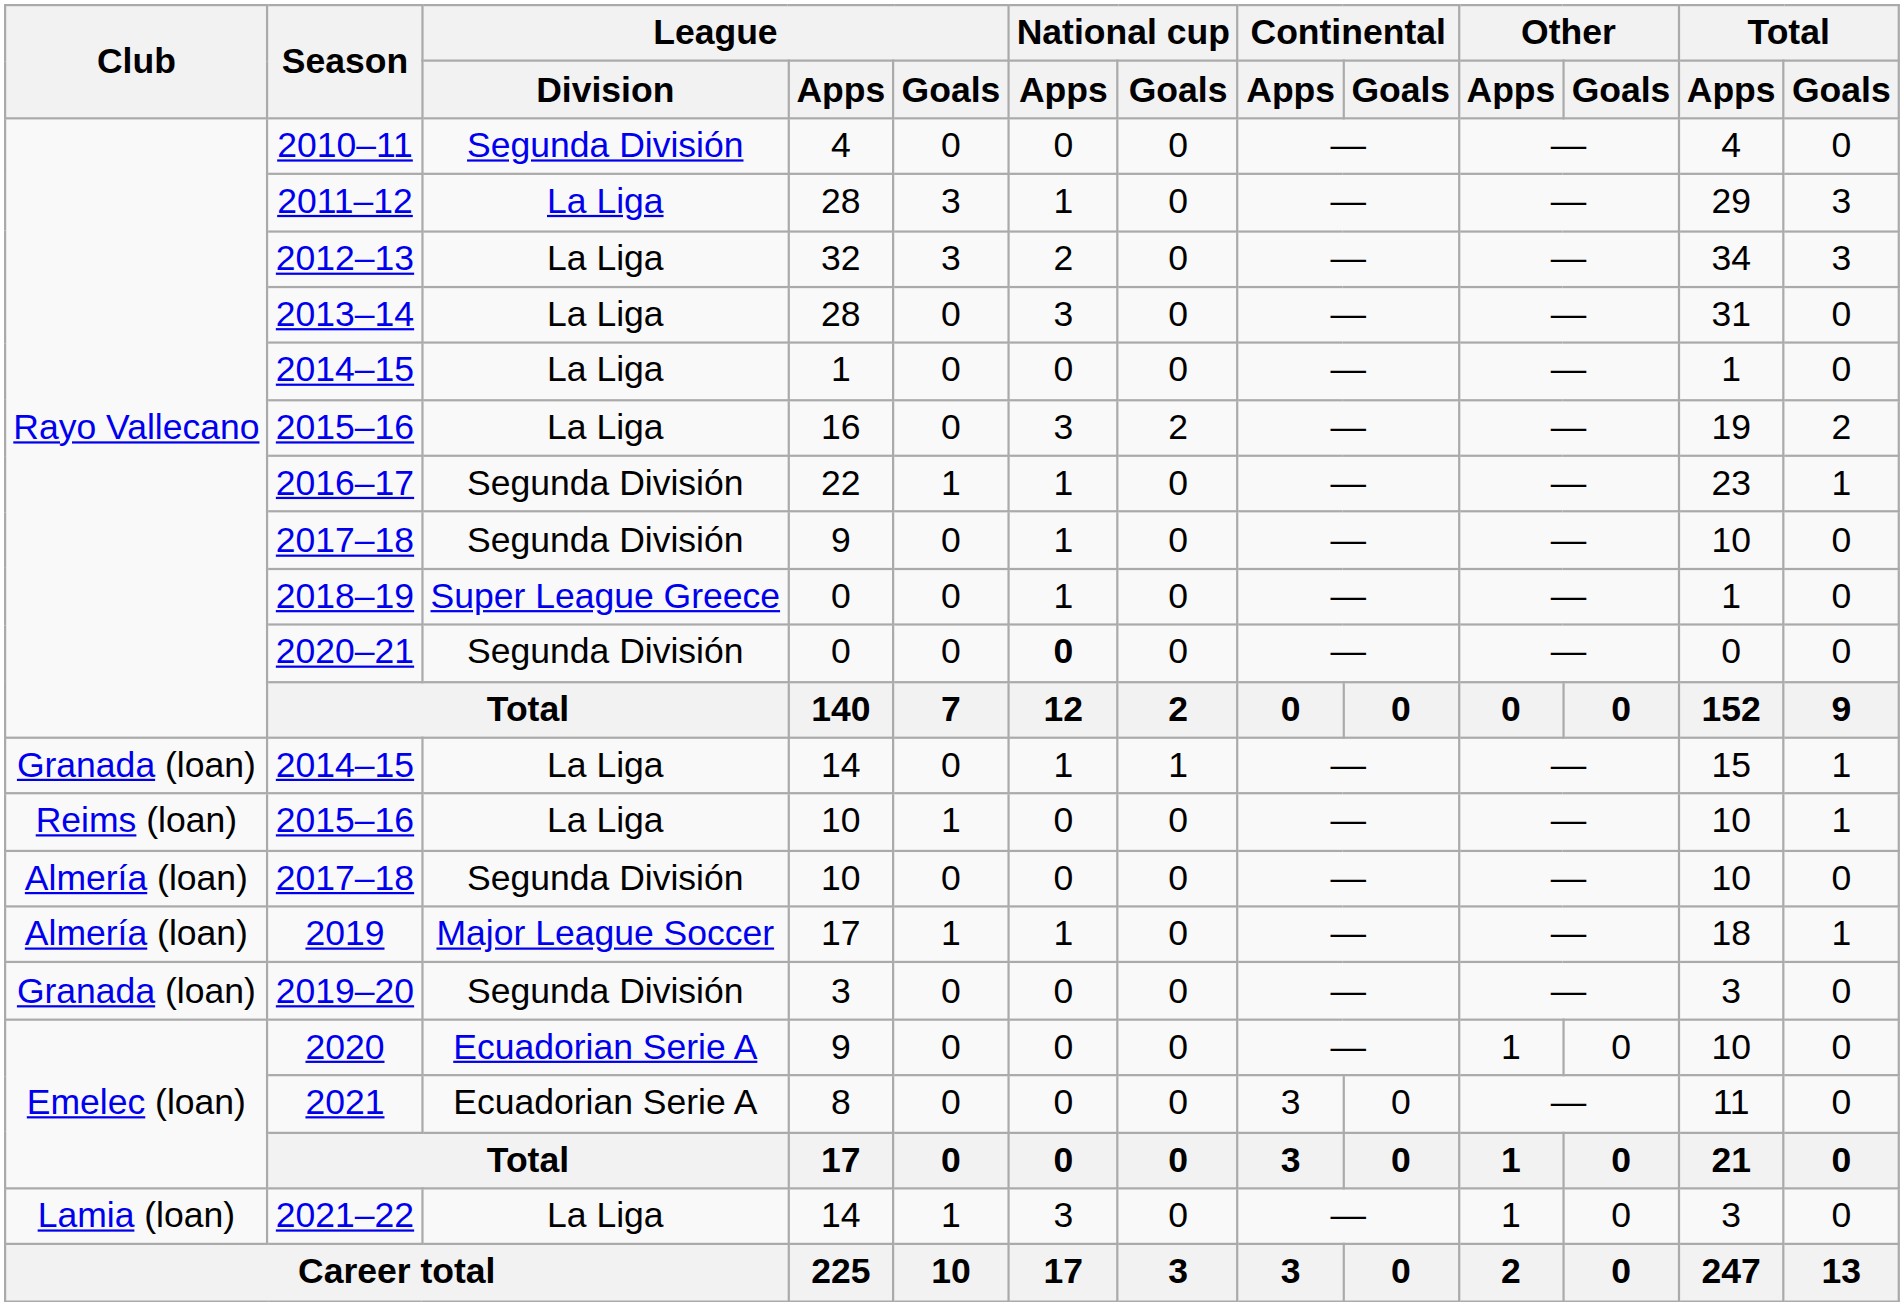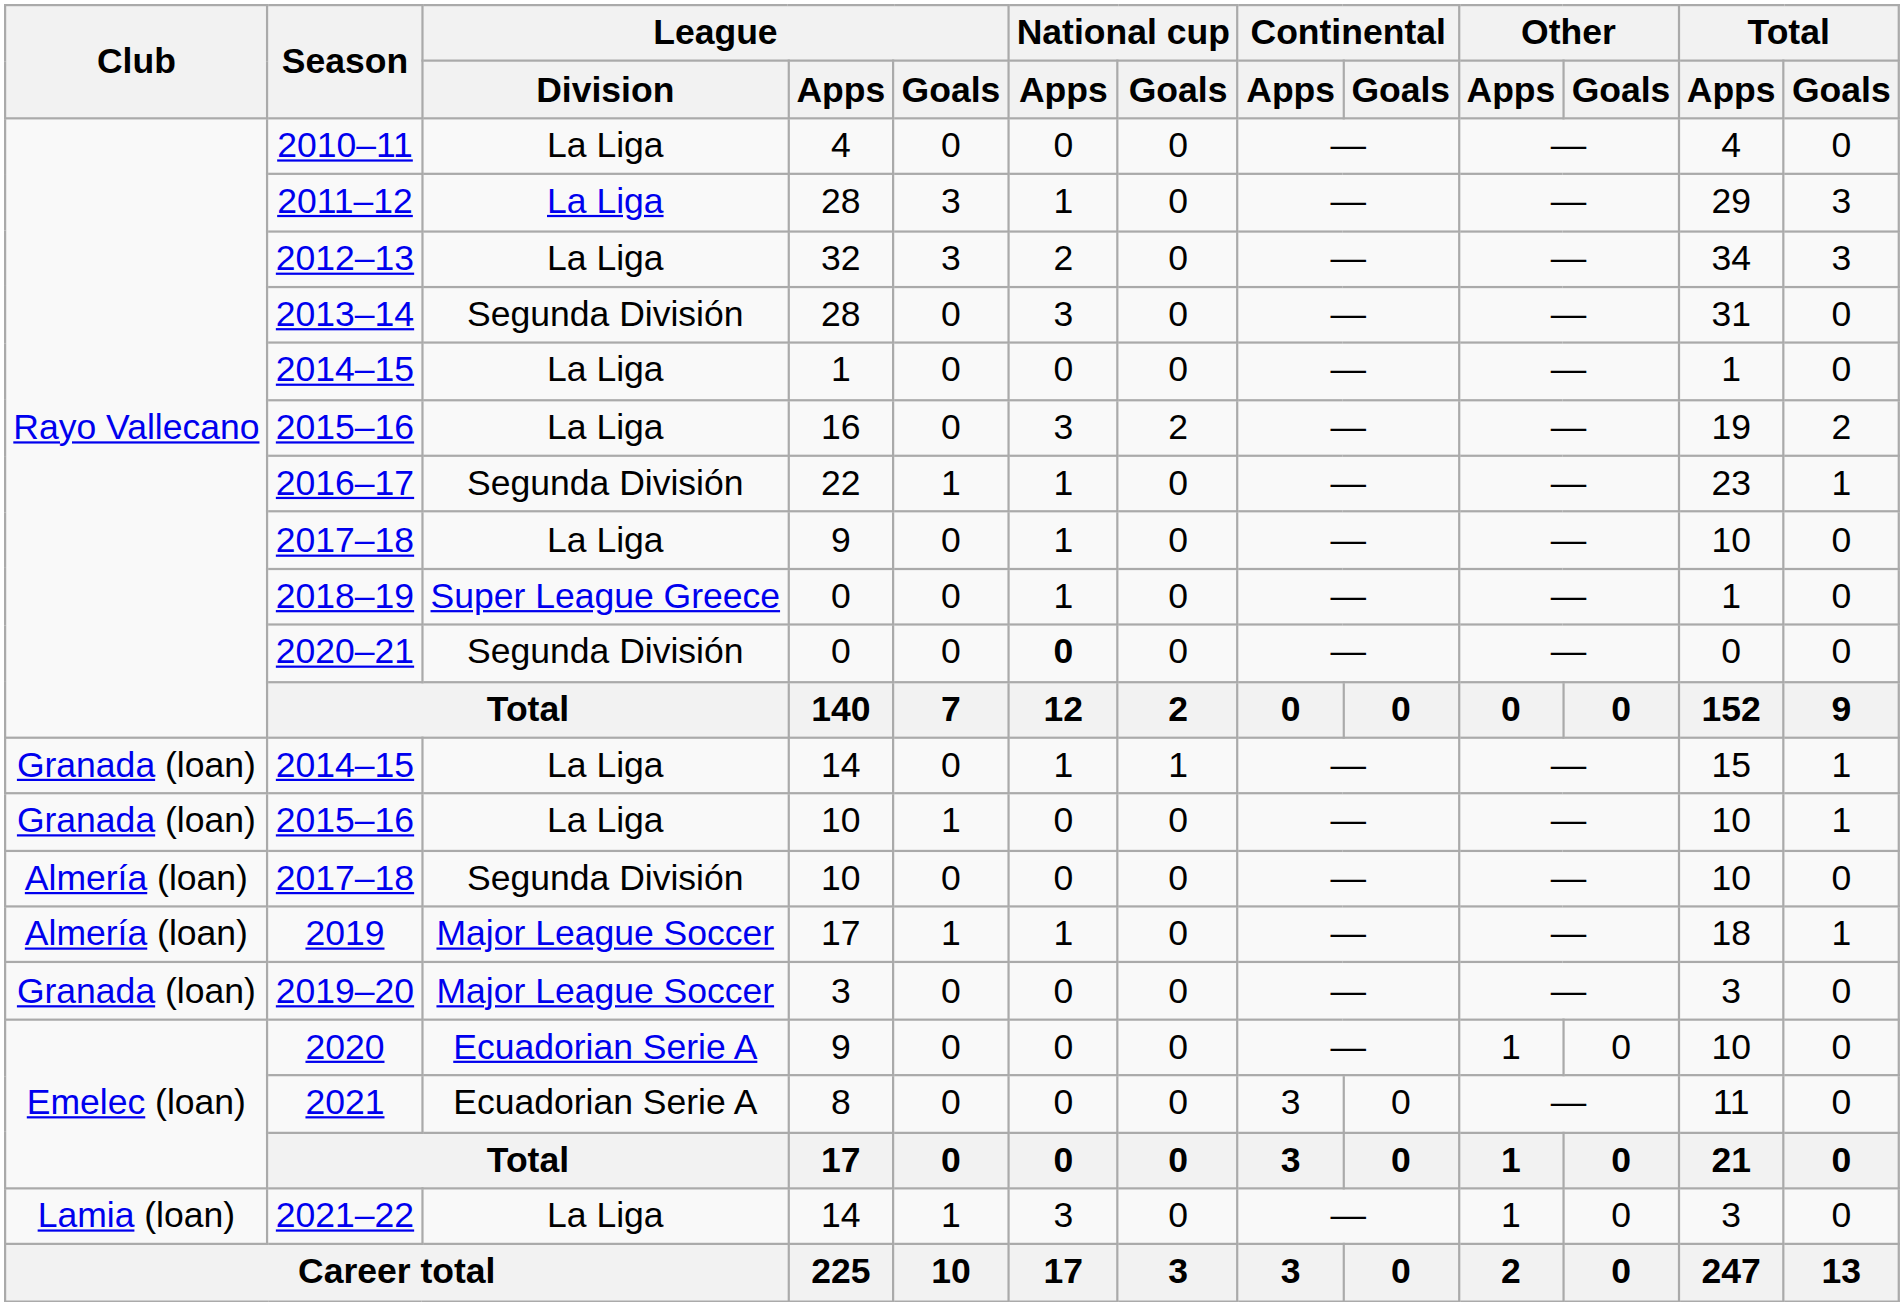(605, 145) Segunda División -> (605, 145) La Liga
(605, 314) La Liga -> (605, 314) Segunda División
(605, 539) Segunda División -> (605, 539) La Liga
(136, 821) Reims (loan) -> (136, 821) Granada (loan)
(605, 990) Segunda División -> (605, 990) Major League Soccer
